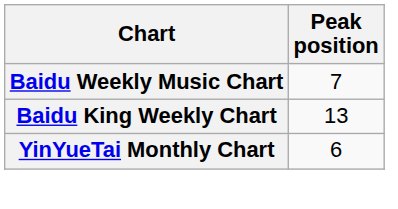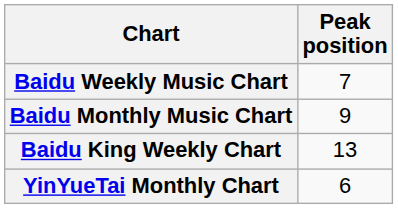+ row: (151, 116)
